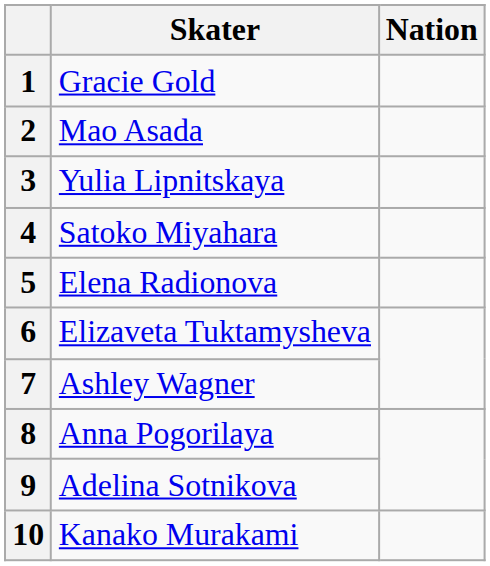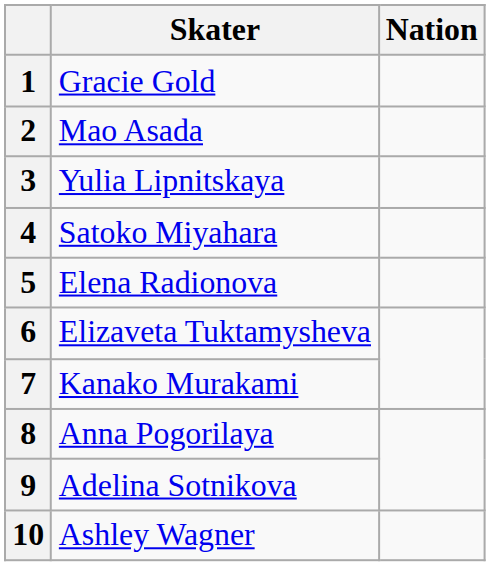(157, 383) Ashley Wagner -> (179, 383) Kanako Murakami
(179, 534) Kanako Murakami -> (157, 534) Ashley Wagner
